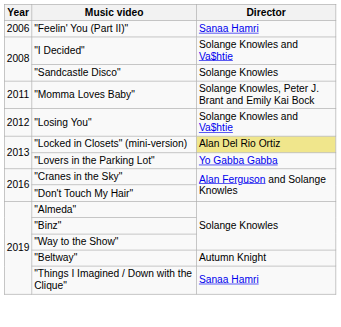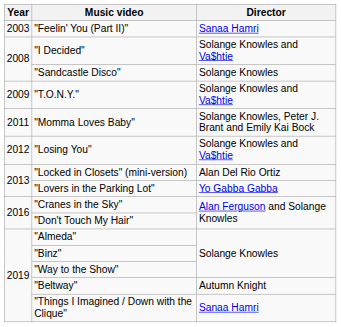(18, 28) 2006 -> (18, 28) 2003
+ row: (56, 94)
(240, 144) khaki background -> (240, 172) no background
